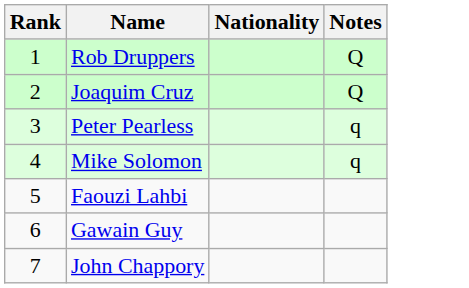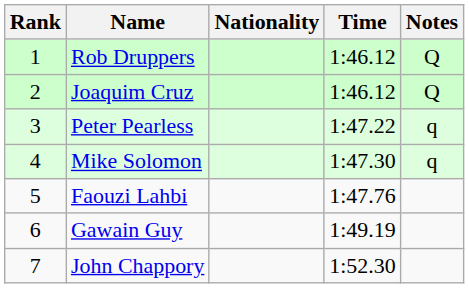+ column: (363, 21)
